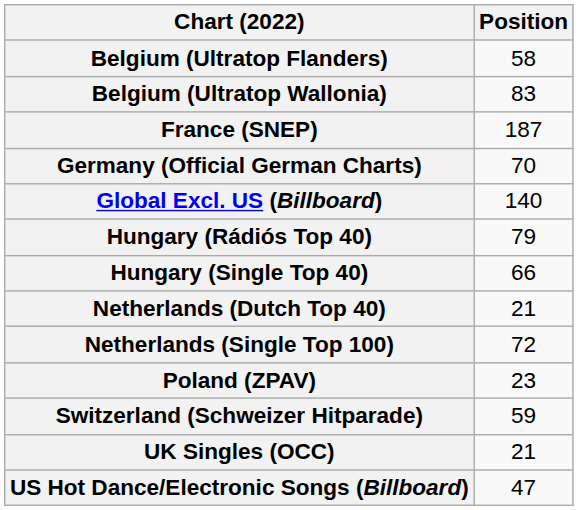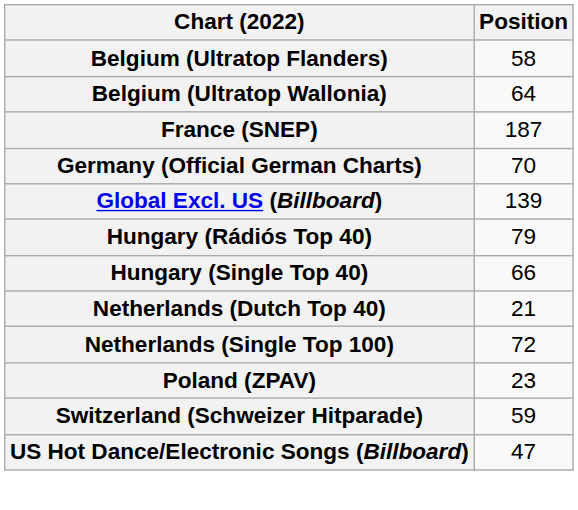(524, 93) 83 -> (524, 93) 64
(524, 201) 140 -> (524, 201) 139
- row: (239, 451)
